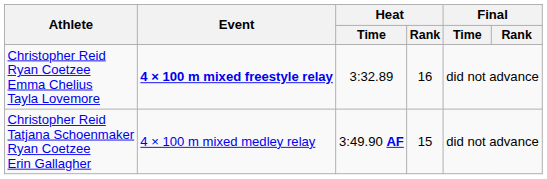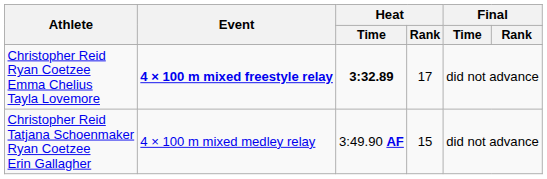(371, 77) normal -> (371, 77) bold
(425, 77) 16 -> (425, 77) 17
